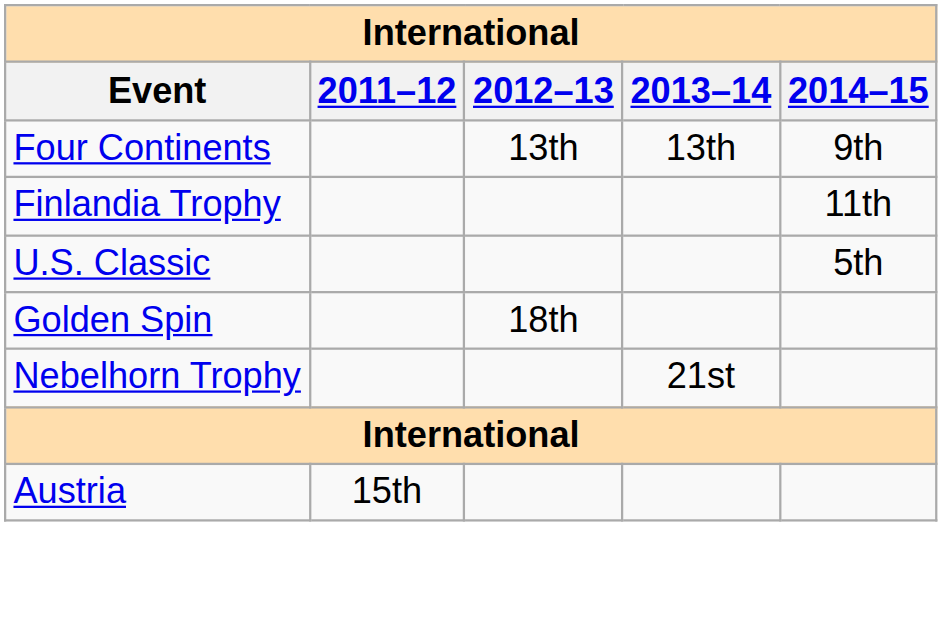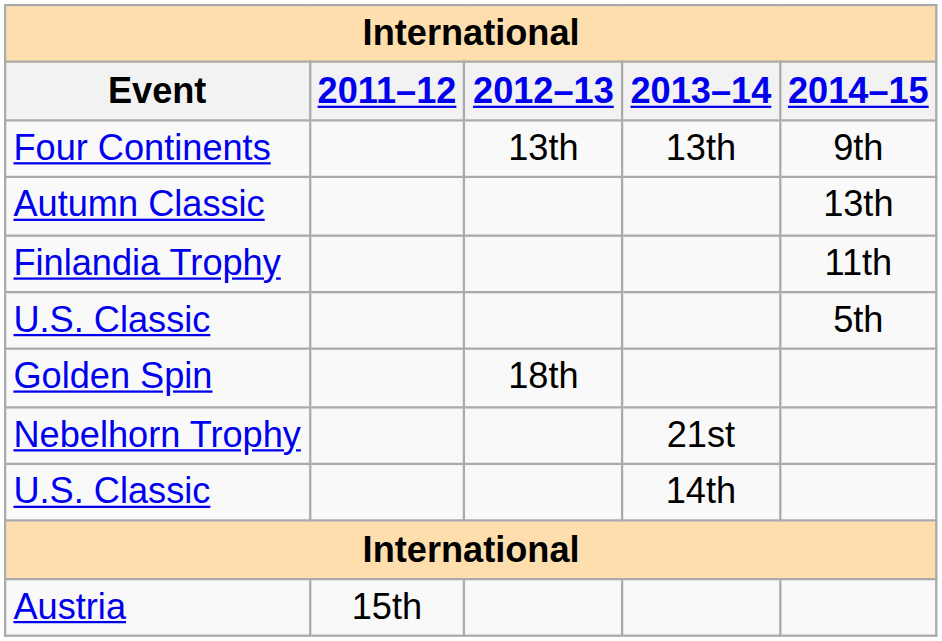+ row: (139, 205)
+ row: (112, 491)
